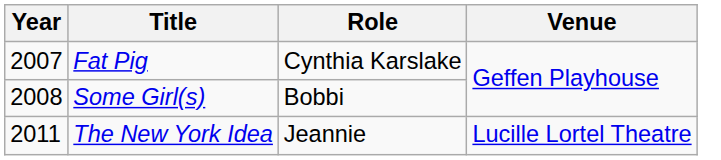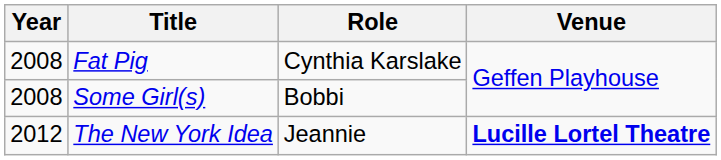(36, 60) 2007 -> (36, 60) 2008
(35, 135) 2011 -> (36, 135) 2012
(582, 135) normal -> (591, 135) bold
